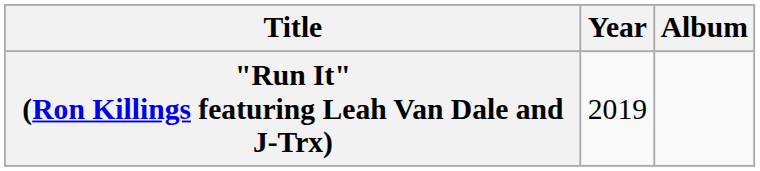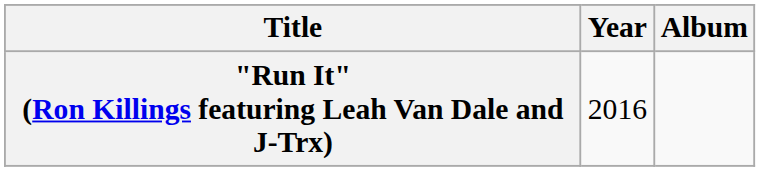(617, 108) 2019 -> (617, 108) 2016
